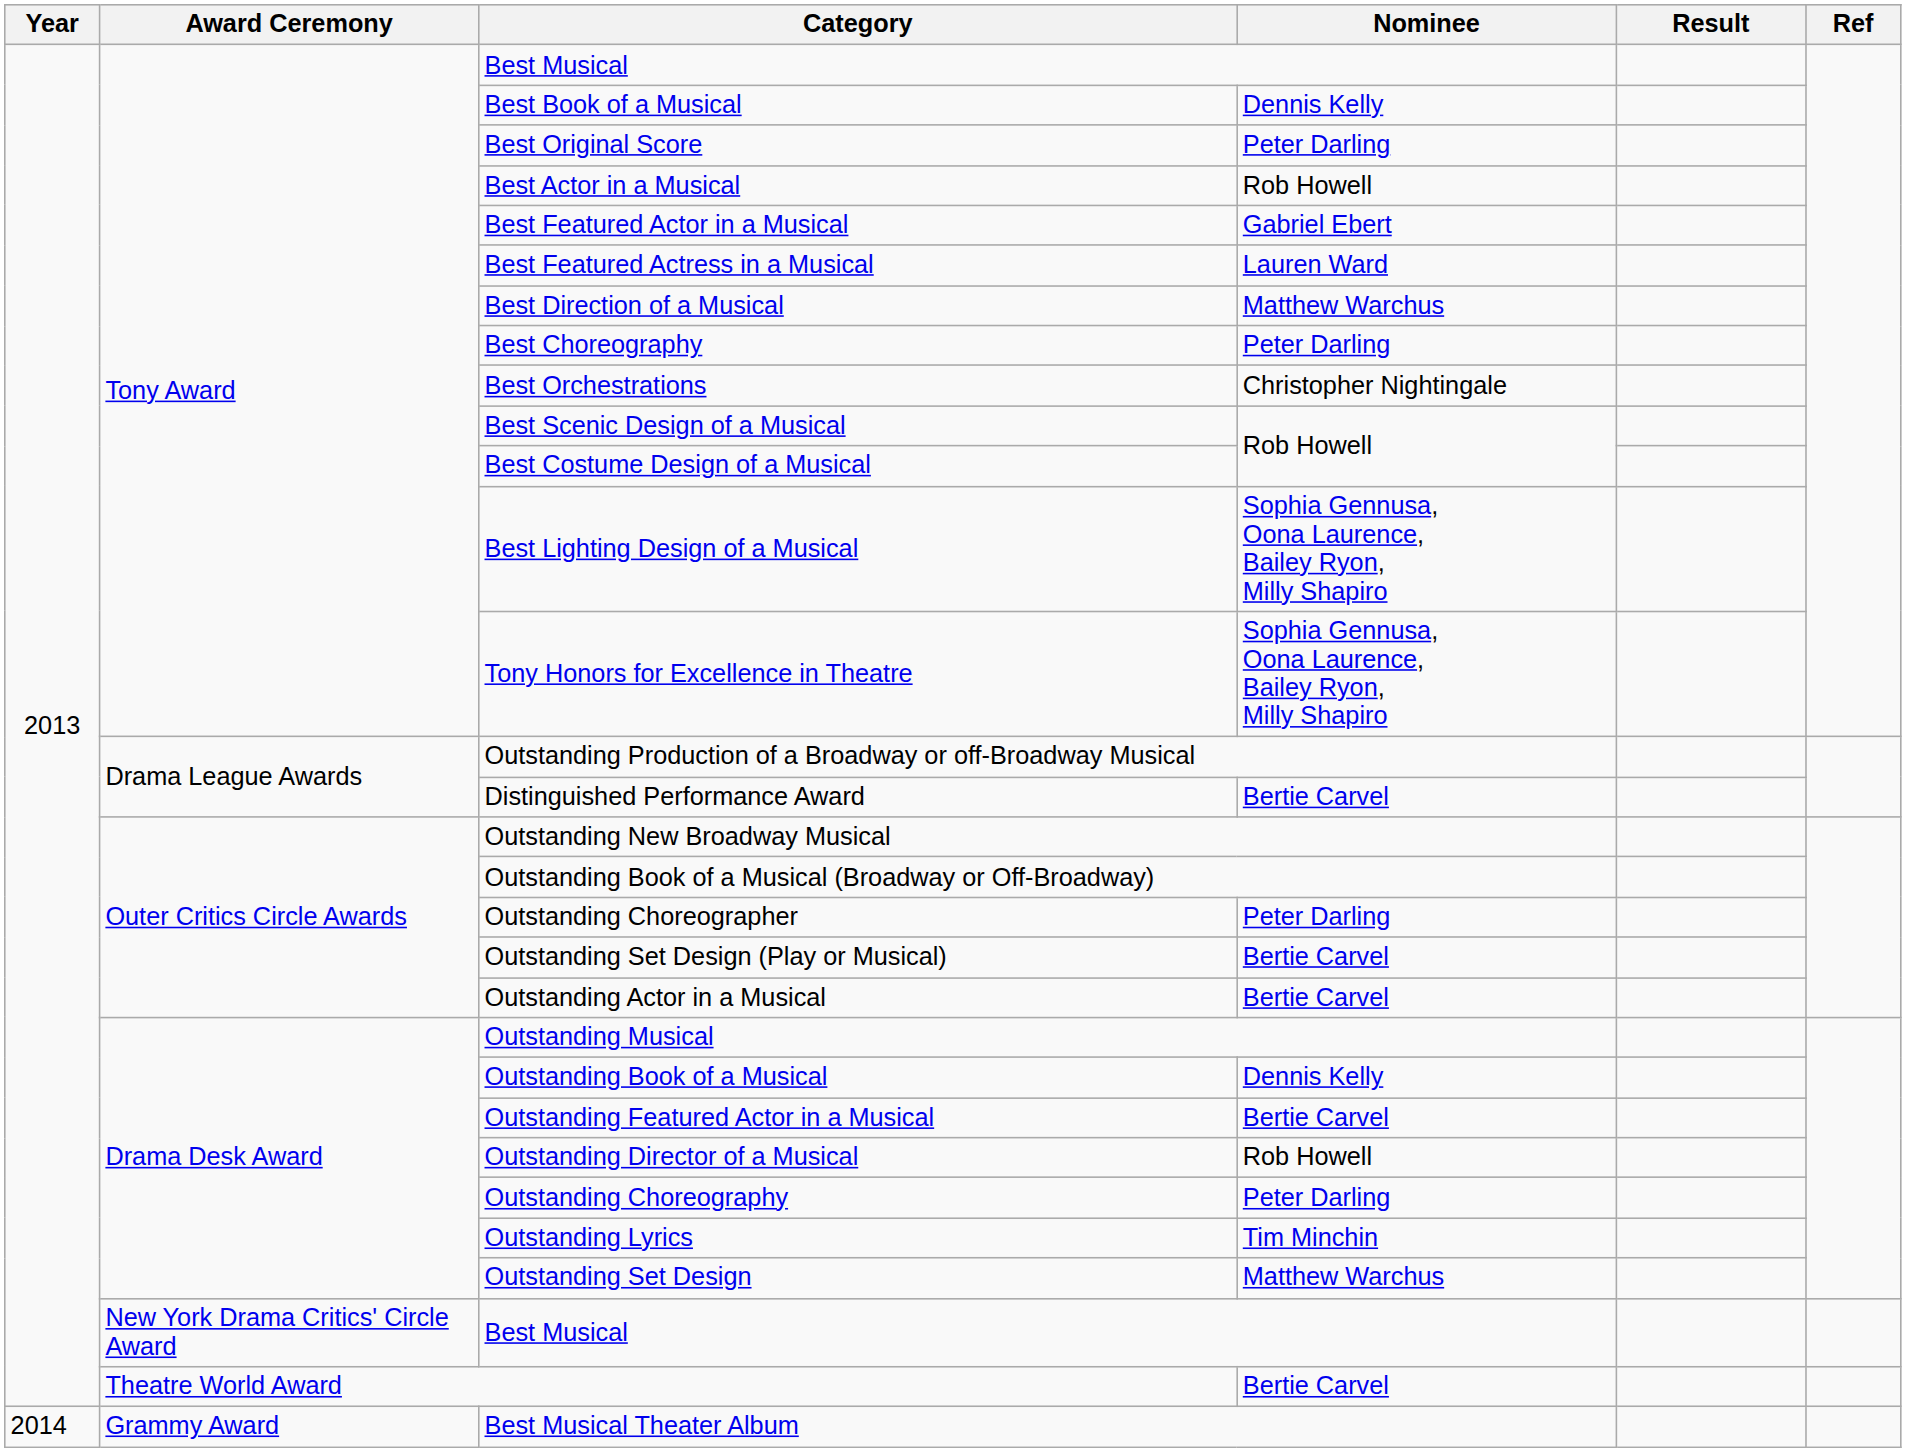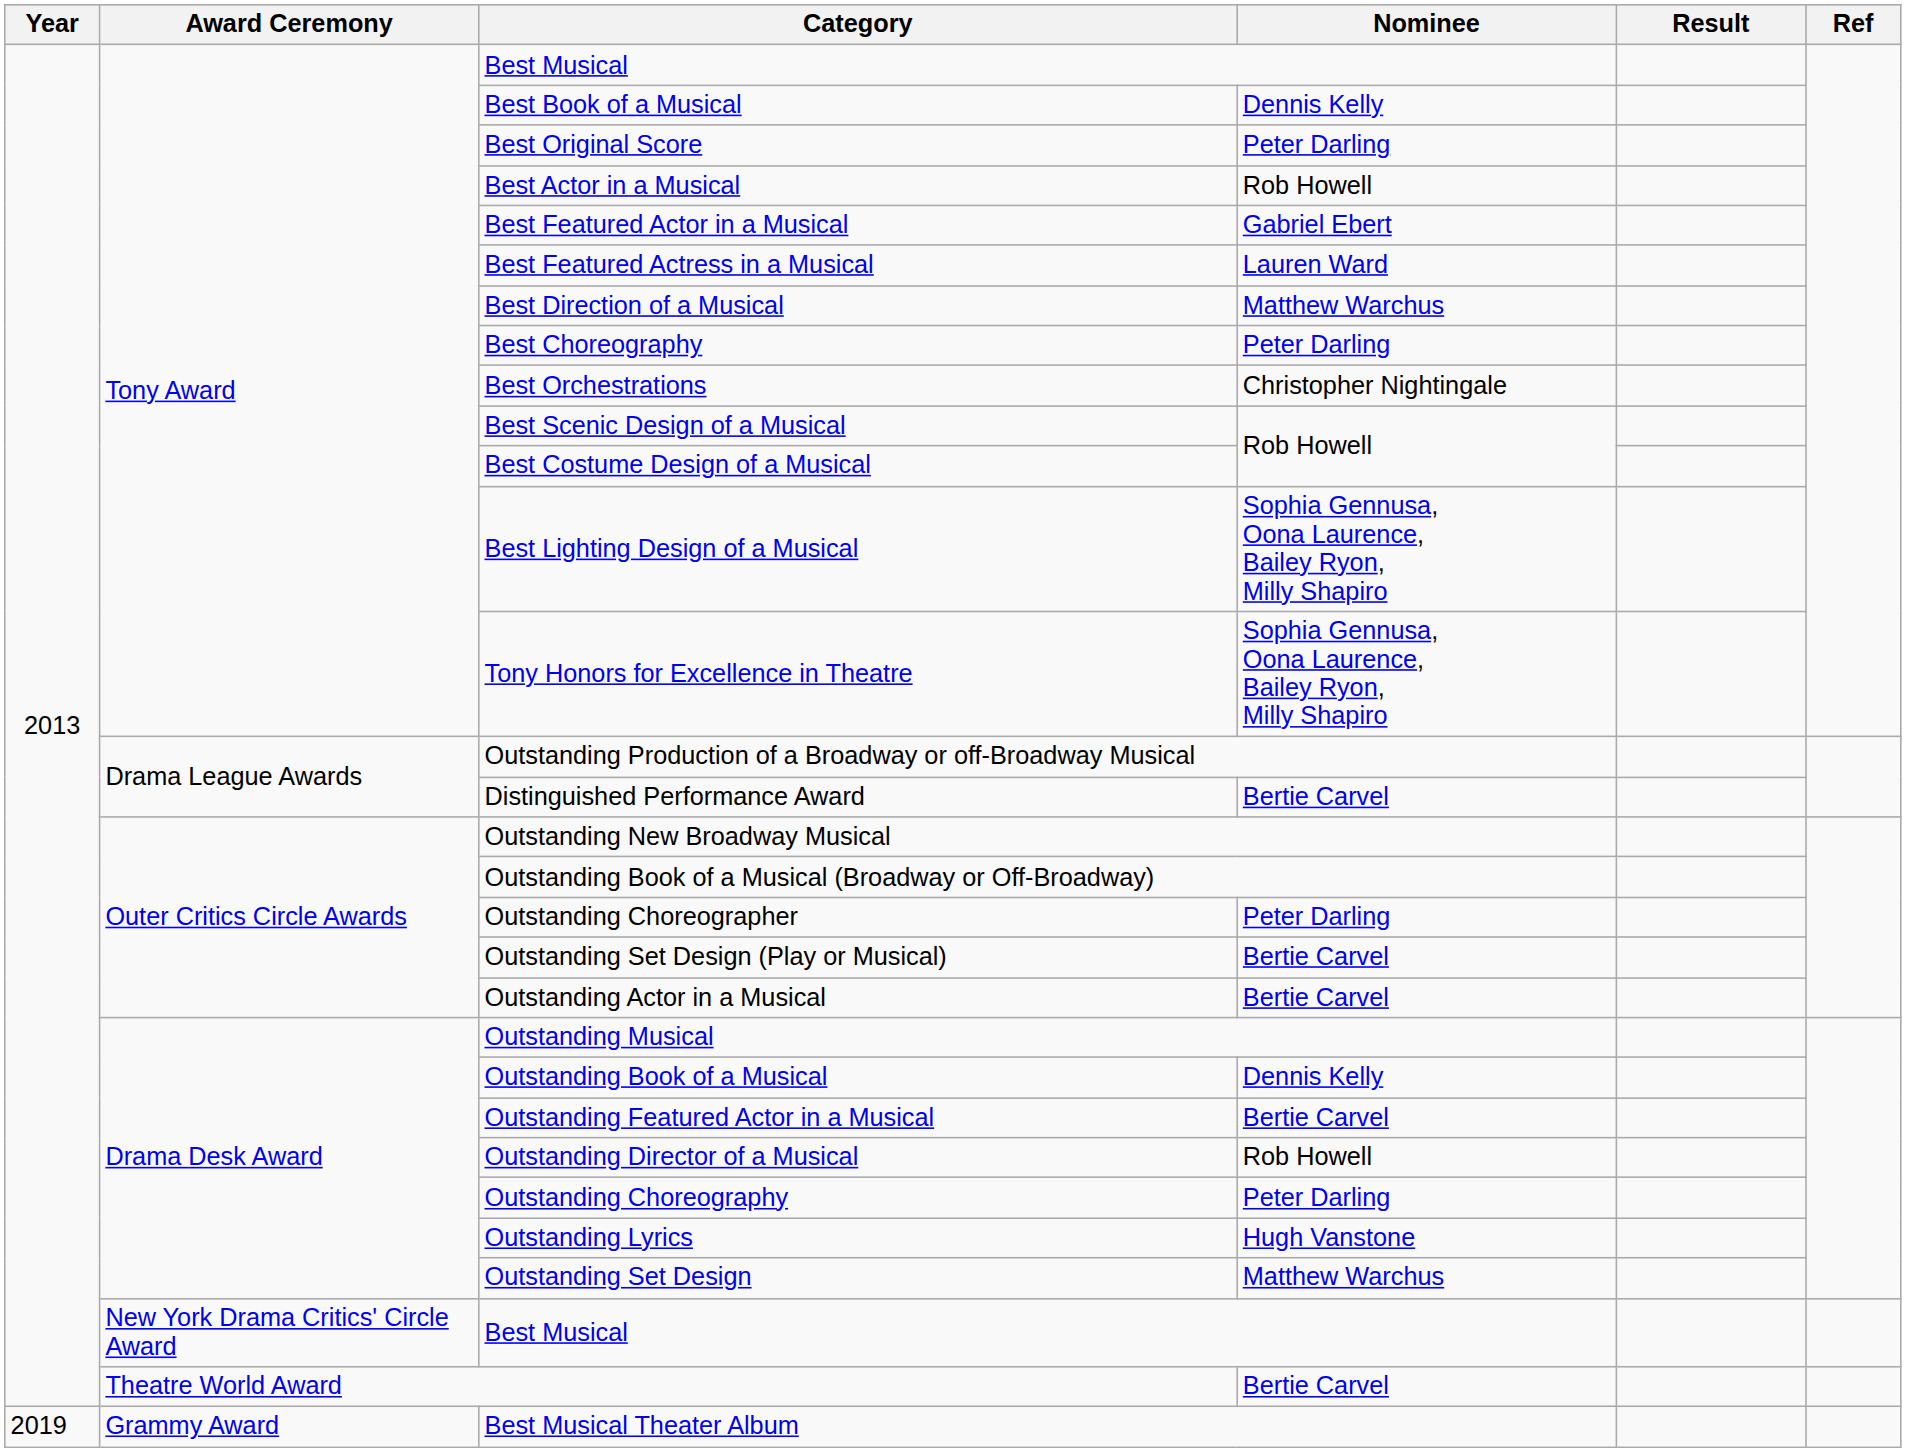(1310, 1237) Tim Minchin -> (1329, 1237) Hugh Vanstone
(39, 1426) 2014 -> (39, 1426) 2019
